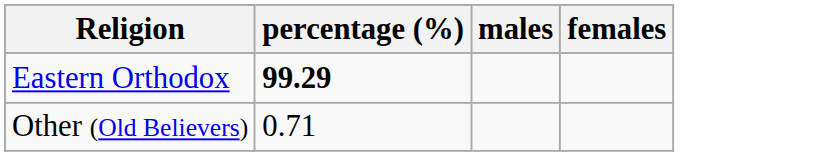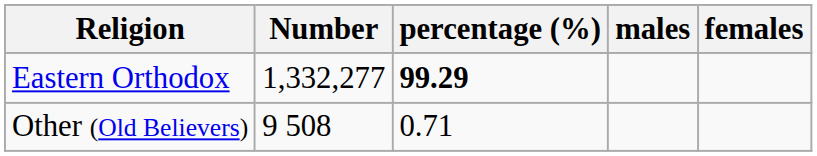+ column: (324, 28)
